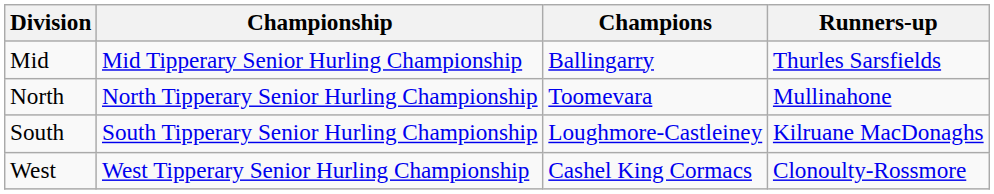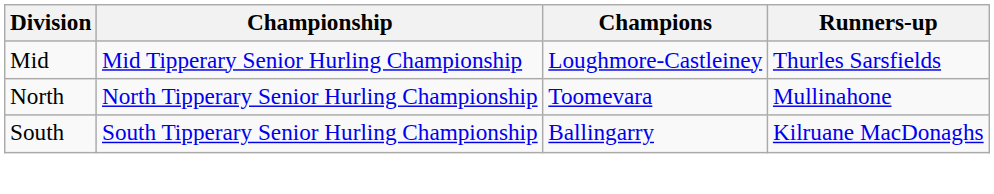(601, 59) Ballingarry -> (655, 59) Loughmore-Castleiney
(655, 133) Loughmore-Castleiney -> (601, 133) Ballingarry
- row: (33, 170)
